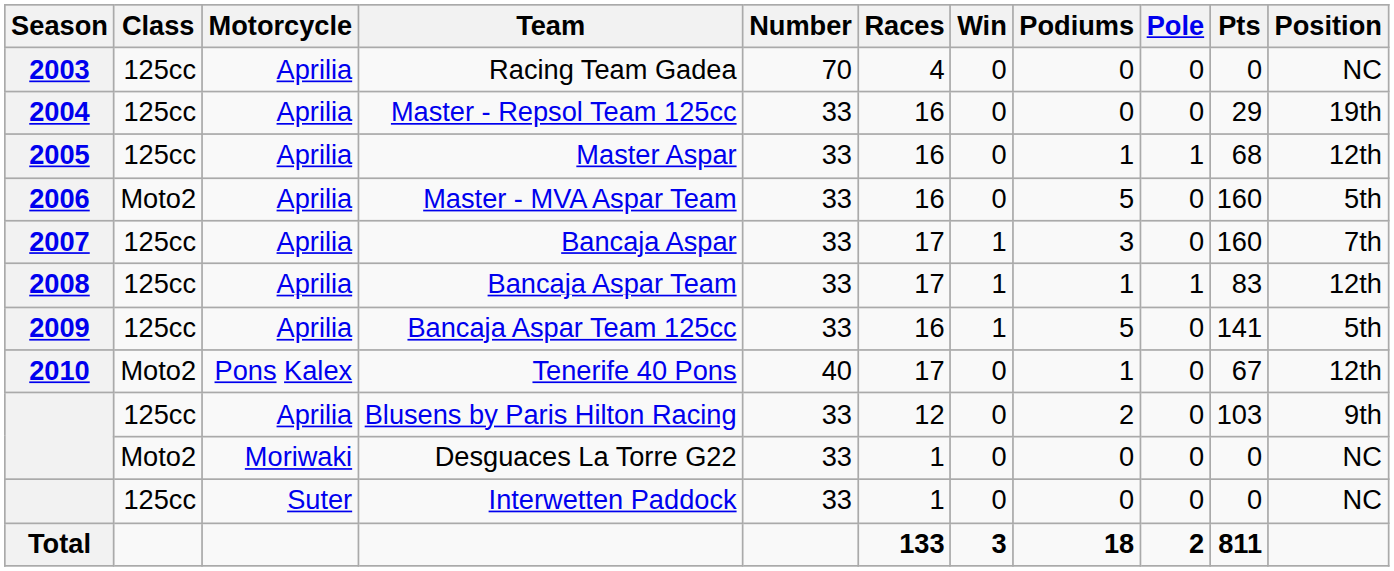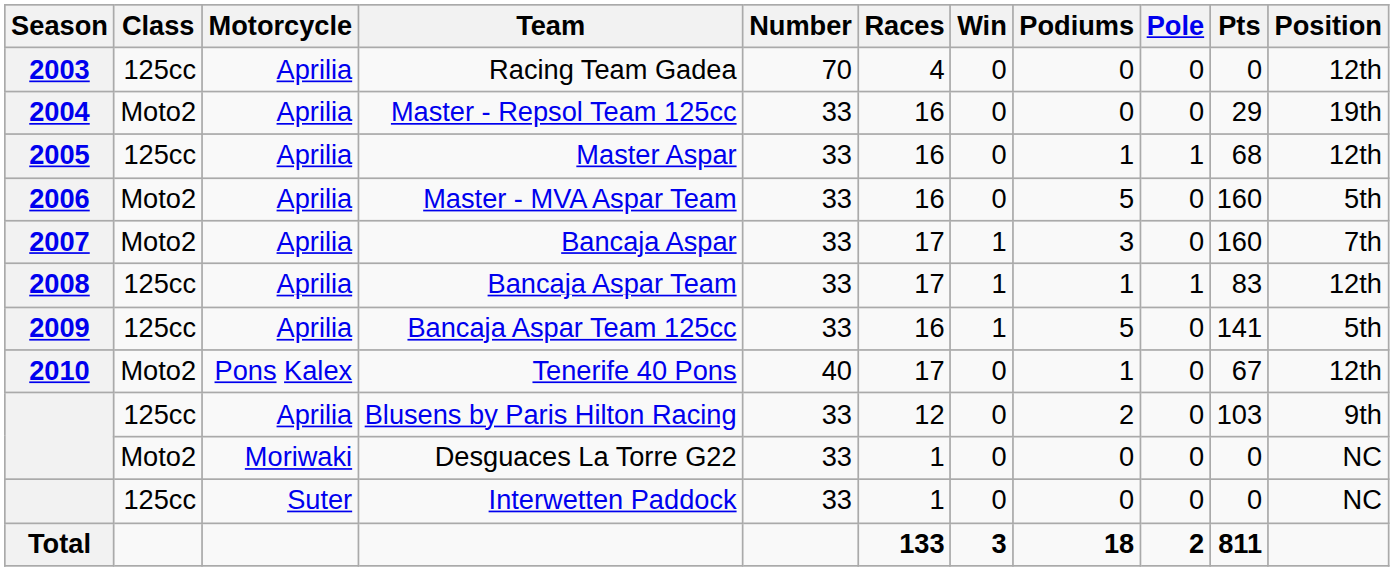(1362, 69) NC -> (1355, 69) 12th
(160, 112) 125cc -> (158, 112) Moto2
(160, 241) 125cc -> (158, 241) Moto2
